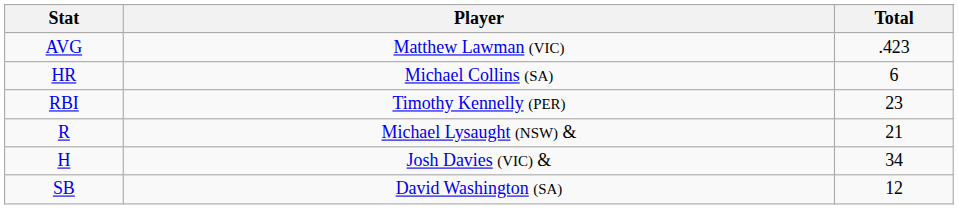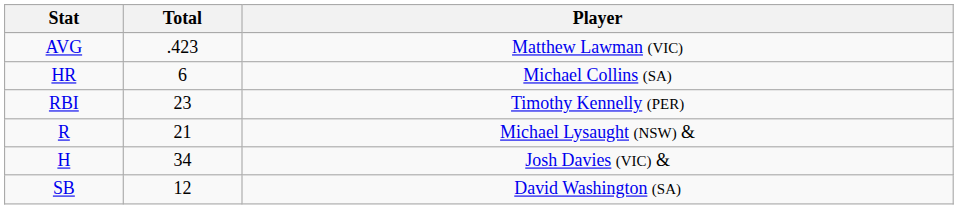columns swapped: (479, 18) <-> (894, 18)
